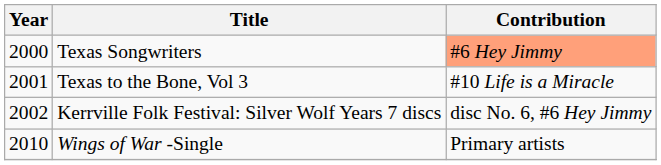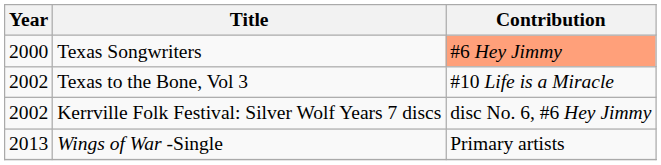(29, 81) 2001 -> (29, 81) 2002
(29, 143) 2010 -> (29, 143) 2013
